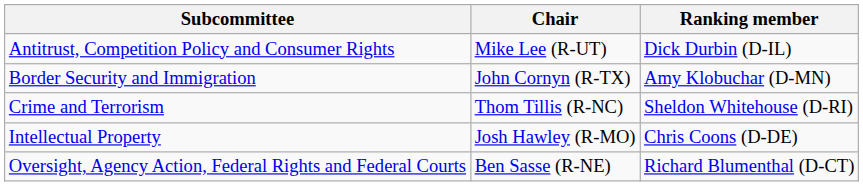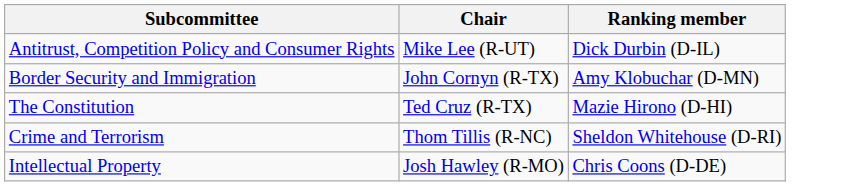+ row: (71, 107)
- row: (237, 166)
